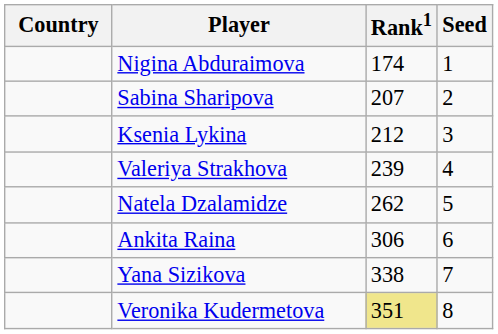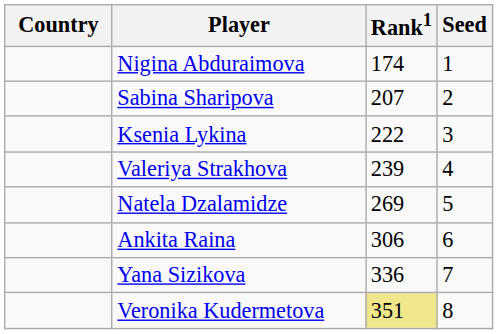(388, 133) 212 -> (388, 133) 222
(388, 204) 262 -> (388, 204) 269
(388, 275) 338 -> (388, 275) 336
